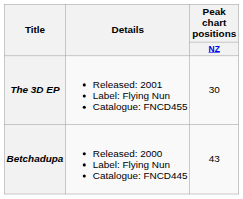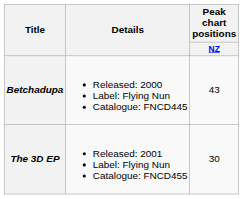rows swapped: (35, 159) <-> (35, 90)
